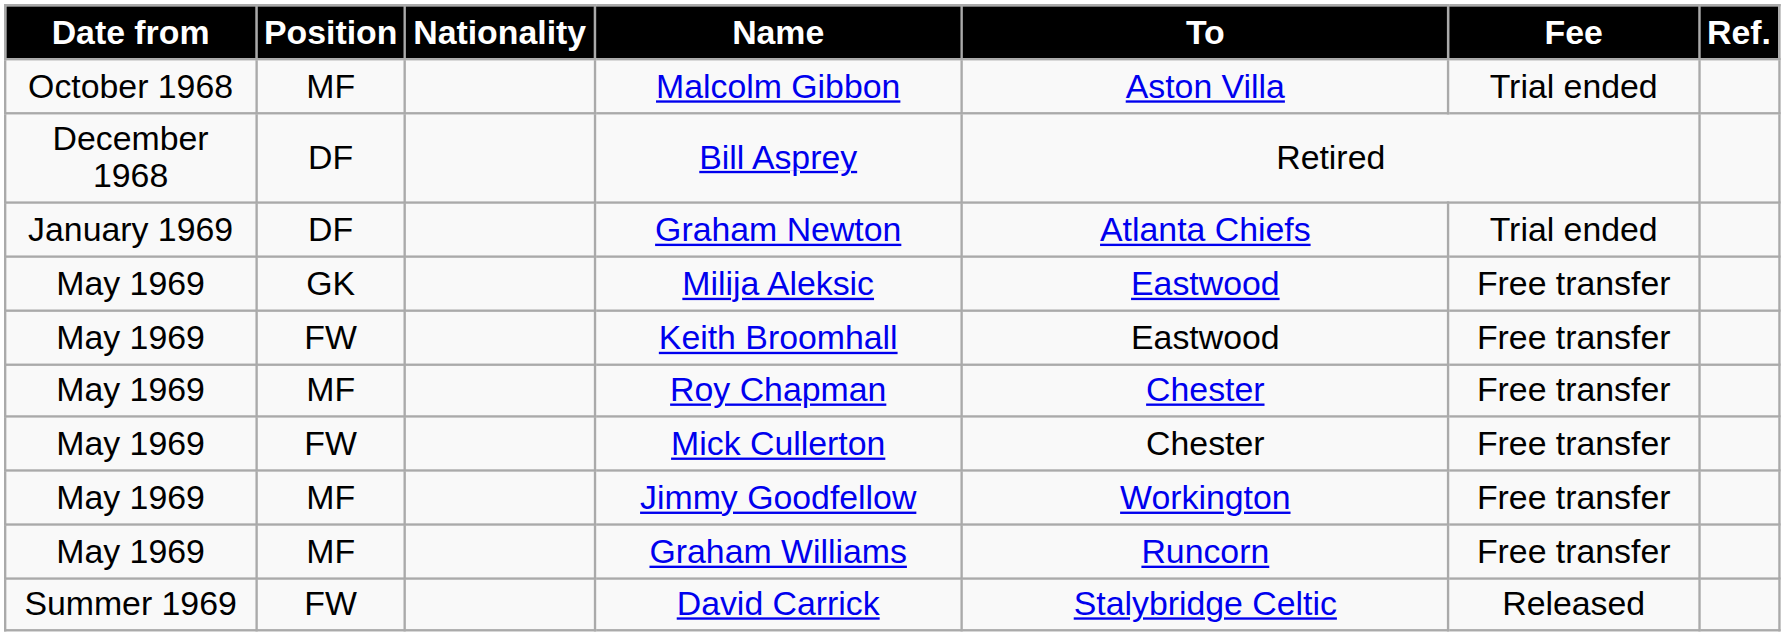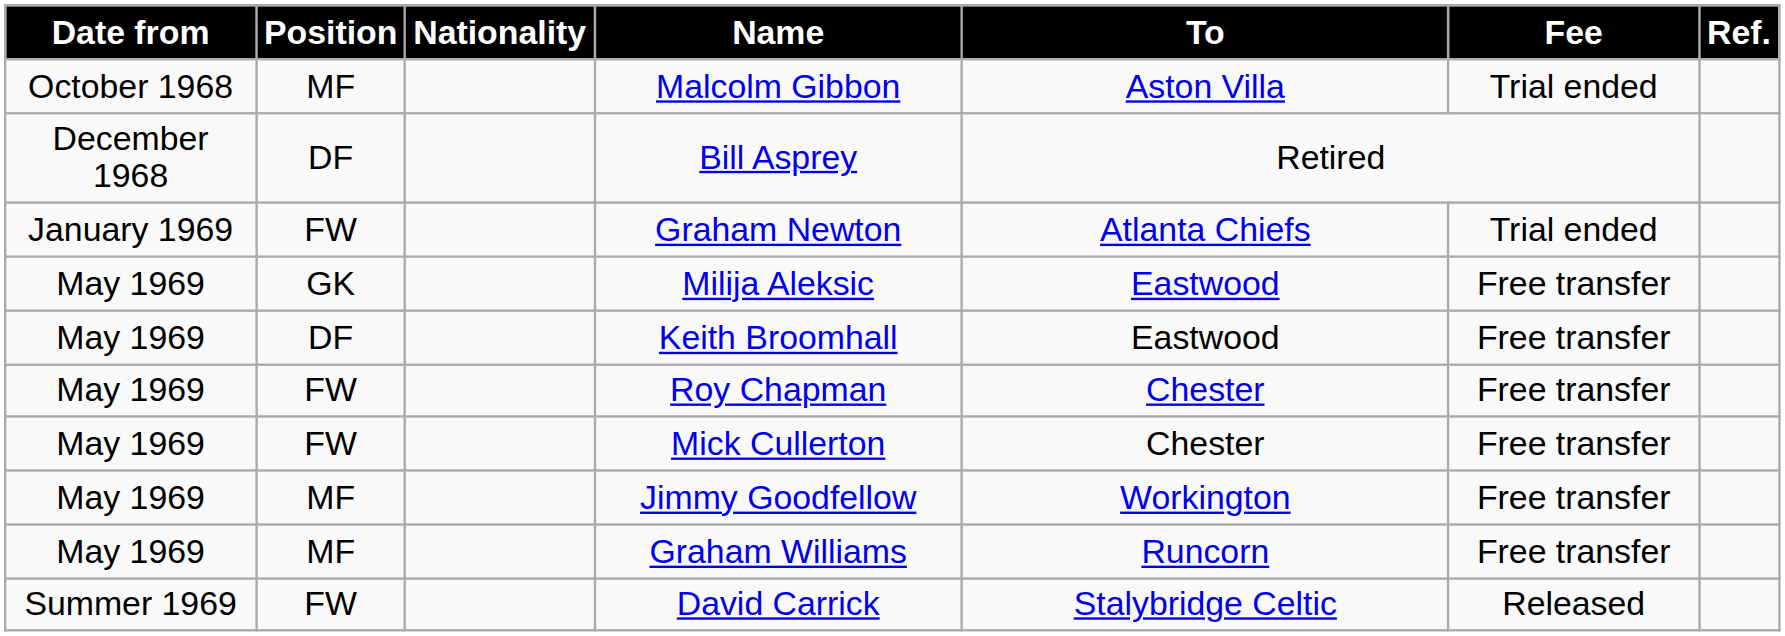(331, 230) DF -> (331, 230) FW
(331, 337) FW -> (331, 337) DF
(331, 391) MF -> (331, 391) FW
